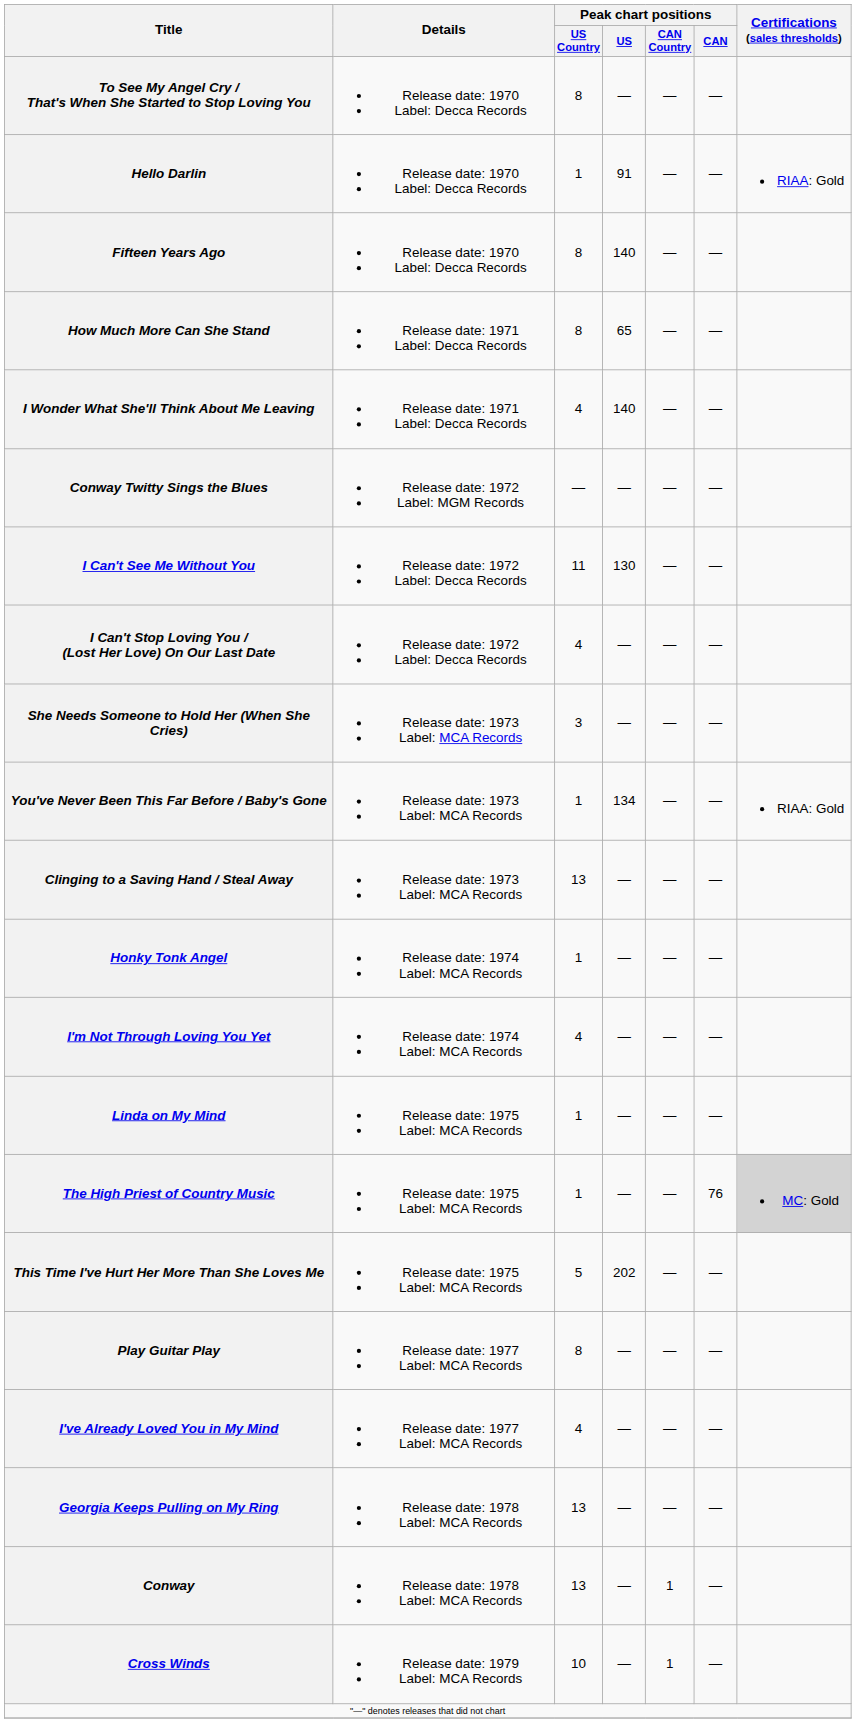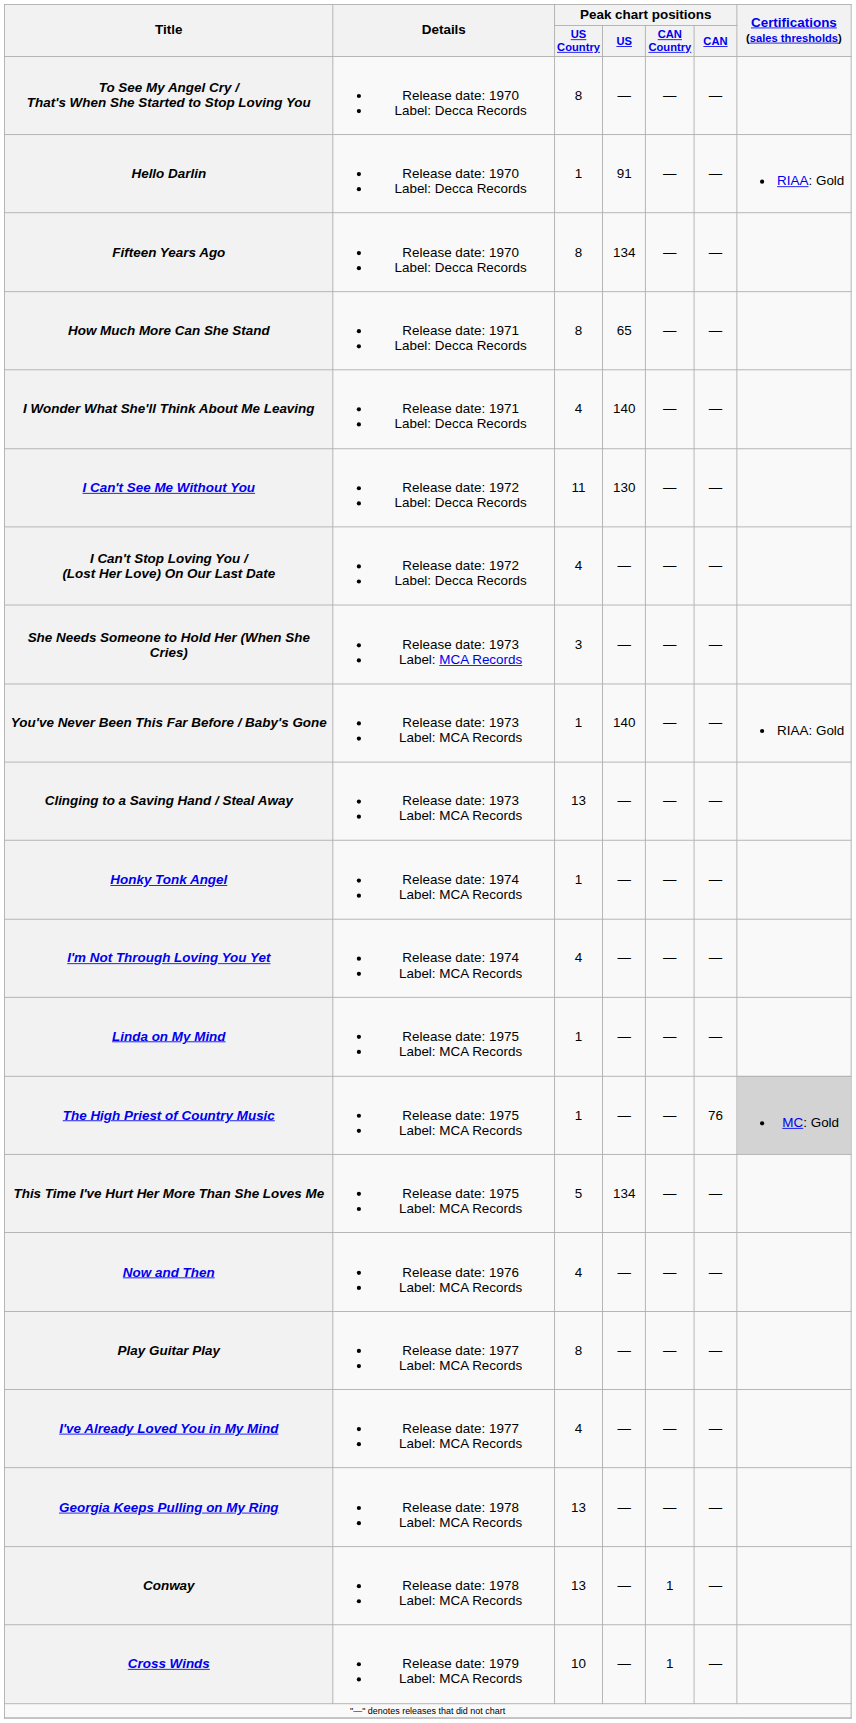(624, 252) 140 -> (624, 252) 134
- row: (169, 487)
(624, 801) 134 -> (624, 723) 140
(624, 1272) 202 -> (624, 1193) 134
+ row: (169, 1272)
